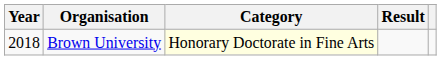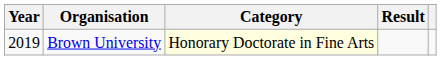(24, 42) 2018 -> (24, 42) 2019
